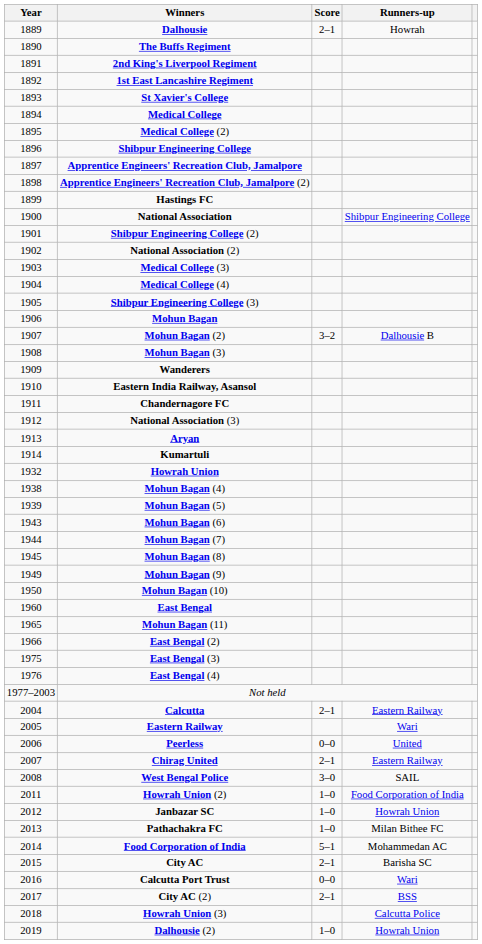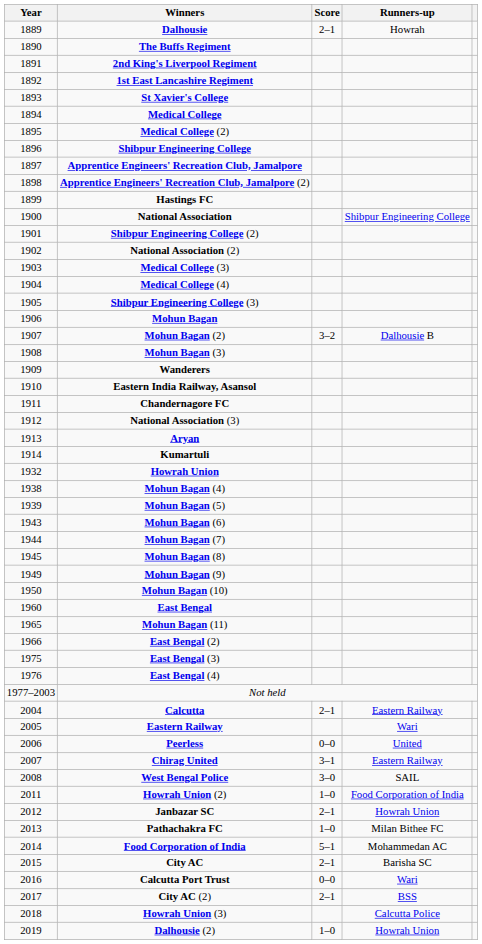(327, 761) 2–1 -> (327, 761) 3–1
(327, 812) 1–0 -> (327, 812) 2–1
